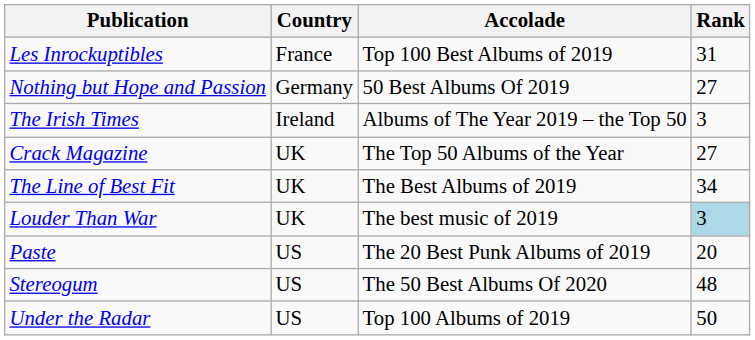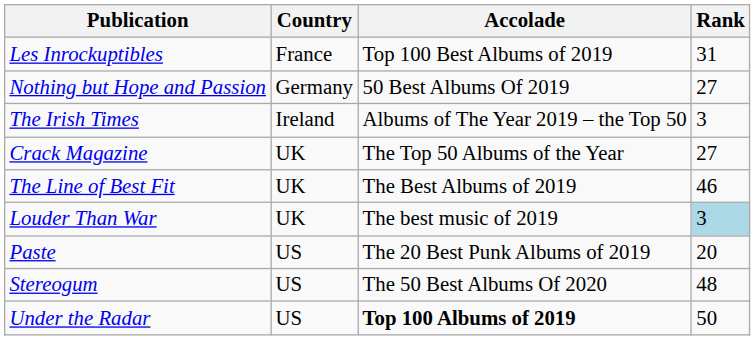(707, 185) 34 -> (707, 185) 46
(466, 317) normal -> (469, 317) bold
